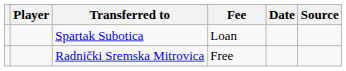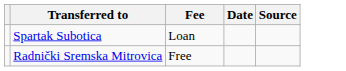- column: (31, 14)
